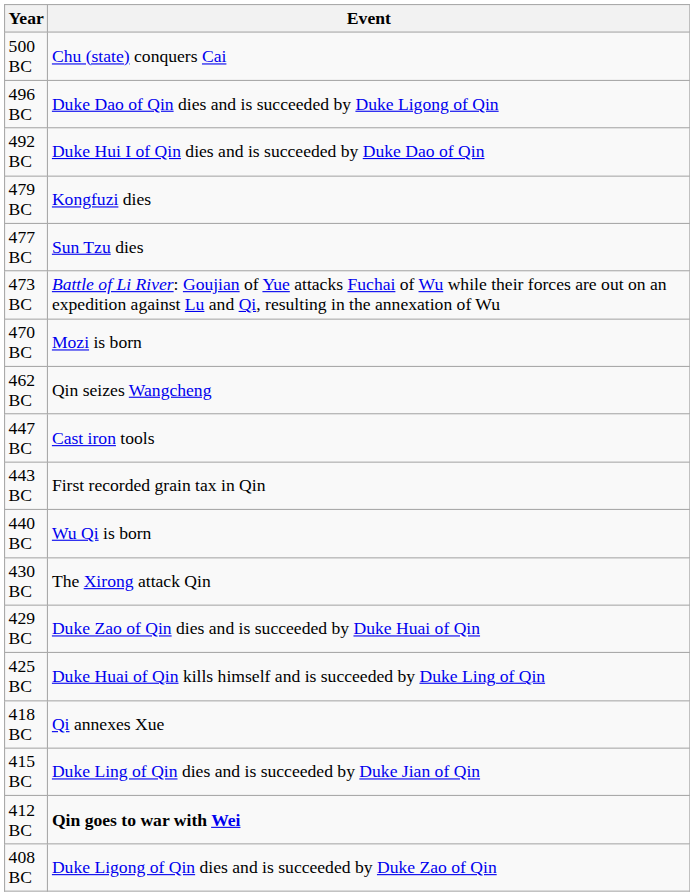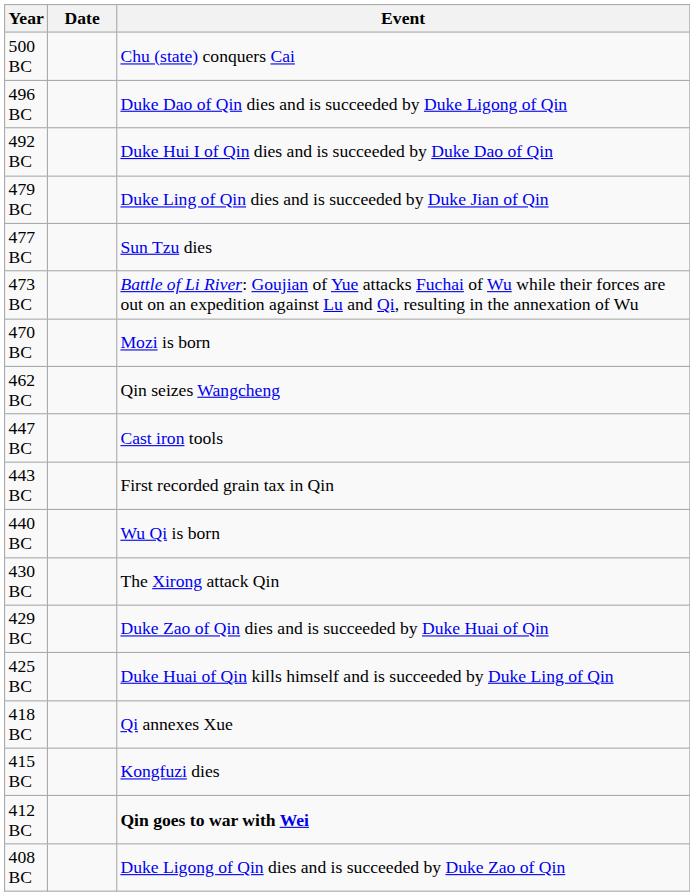+ column: (82, 18)
(102, 199) Kongfuzi dies -> (335, 199) Duke Ling of Qin dies and is succeeded by Duke Jian of Qin
(266, 771) Duke Ling of Qin dies and is succeeded by Duke Jian of Qin -> (170, 771) Kongfuzi dies
